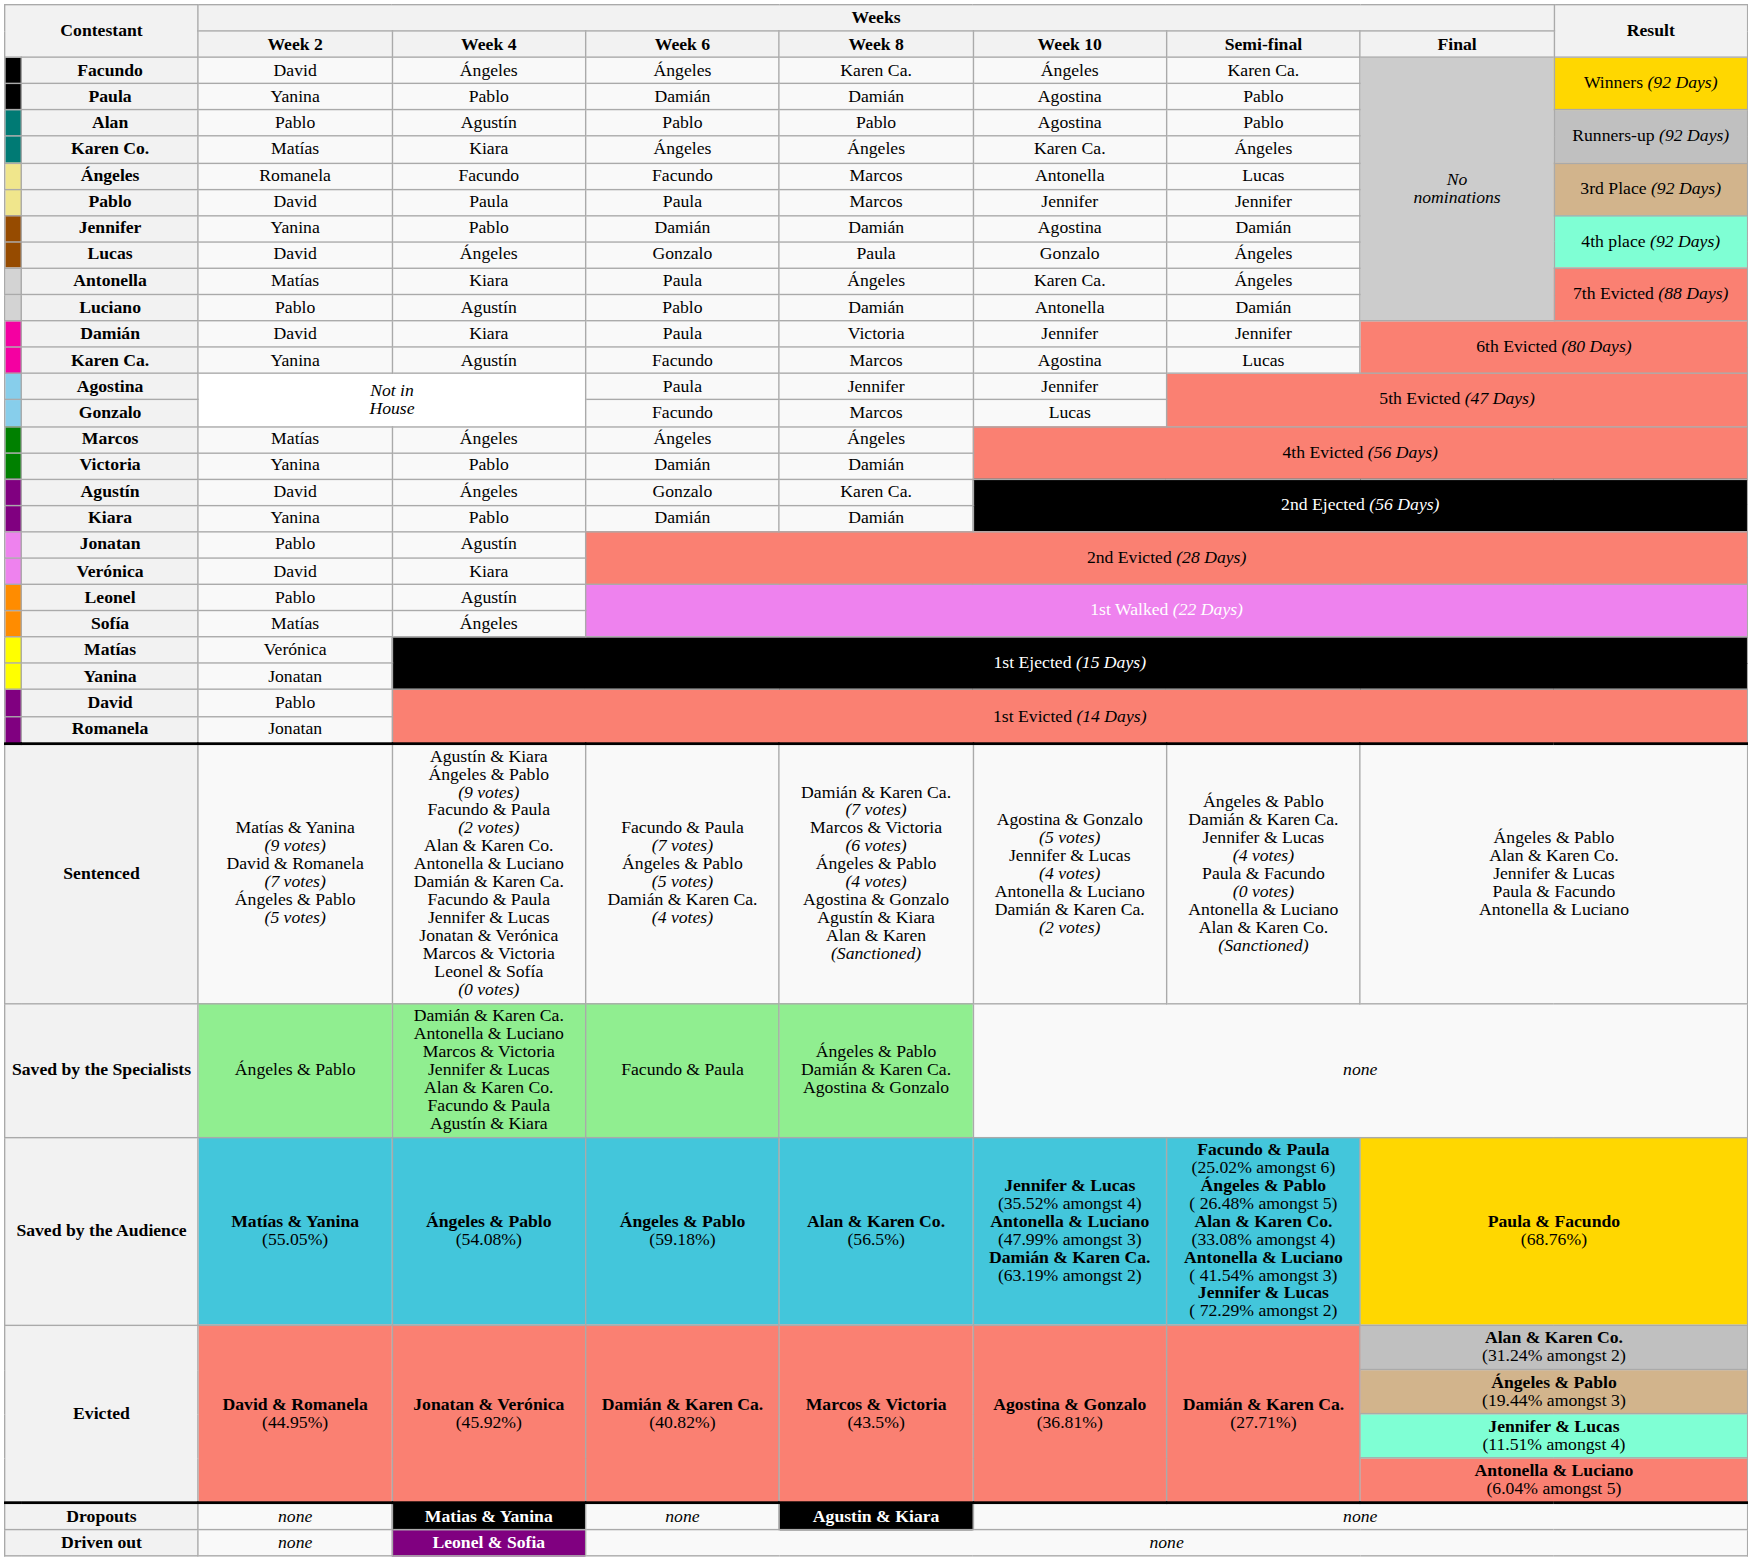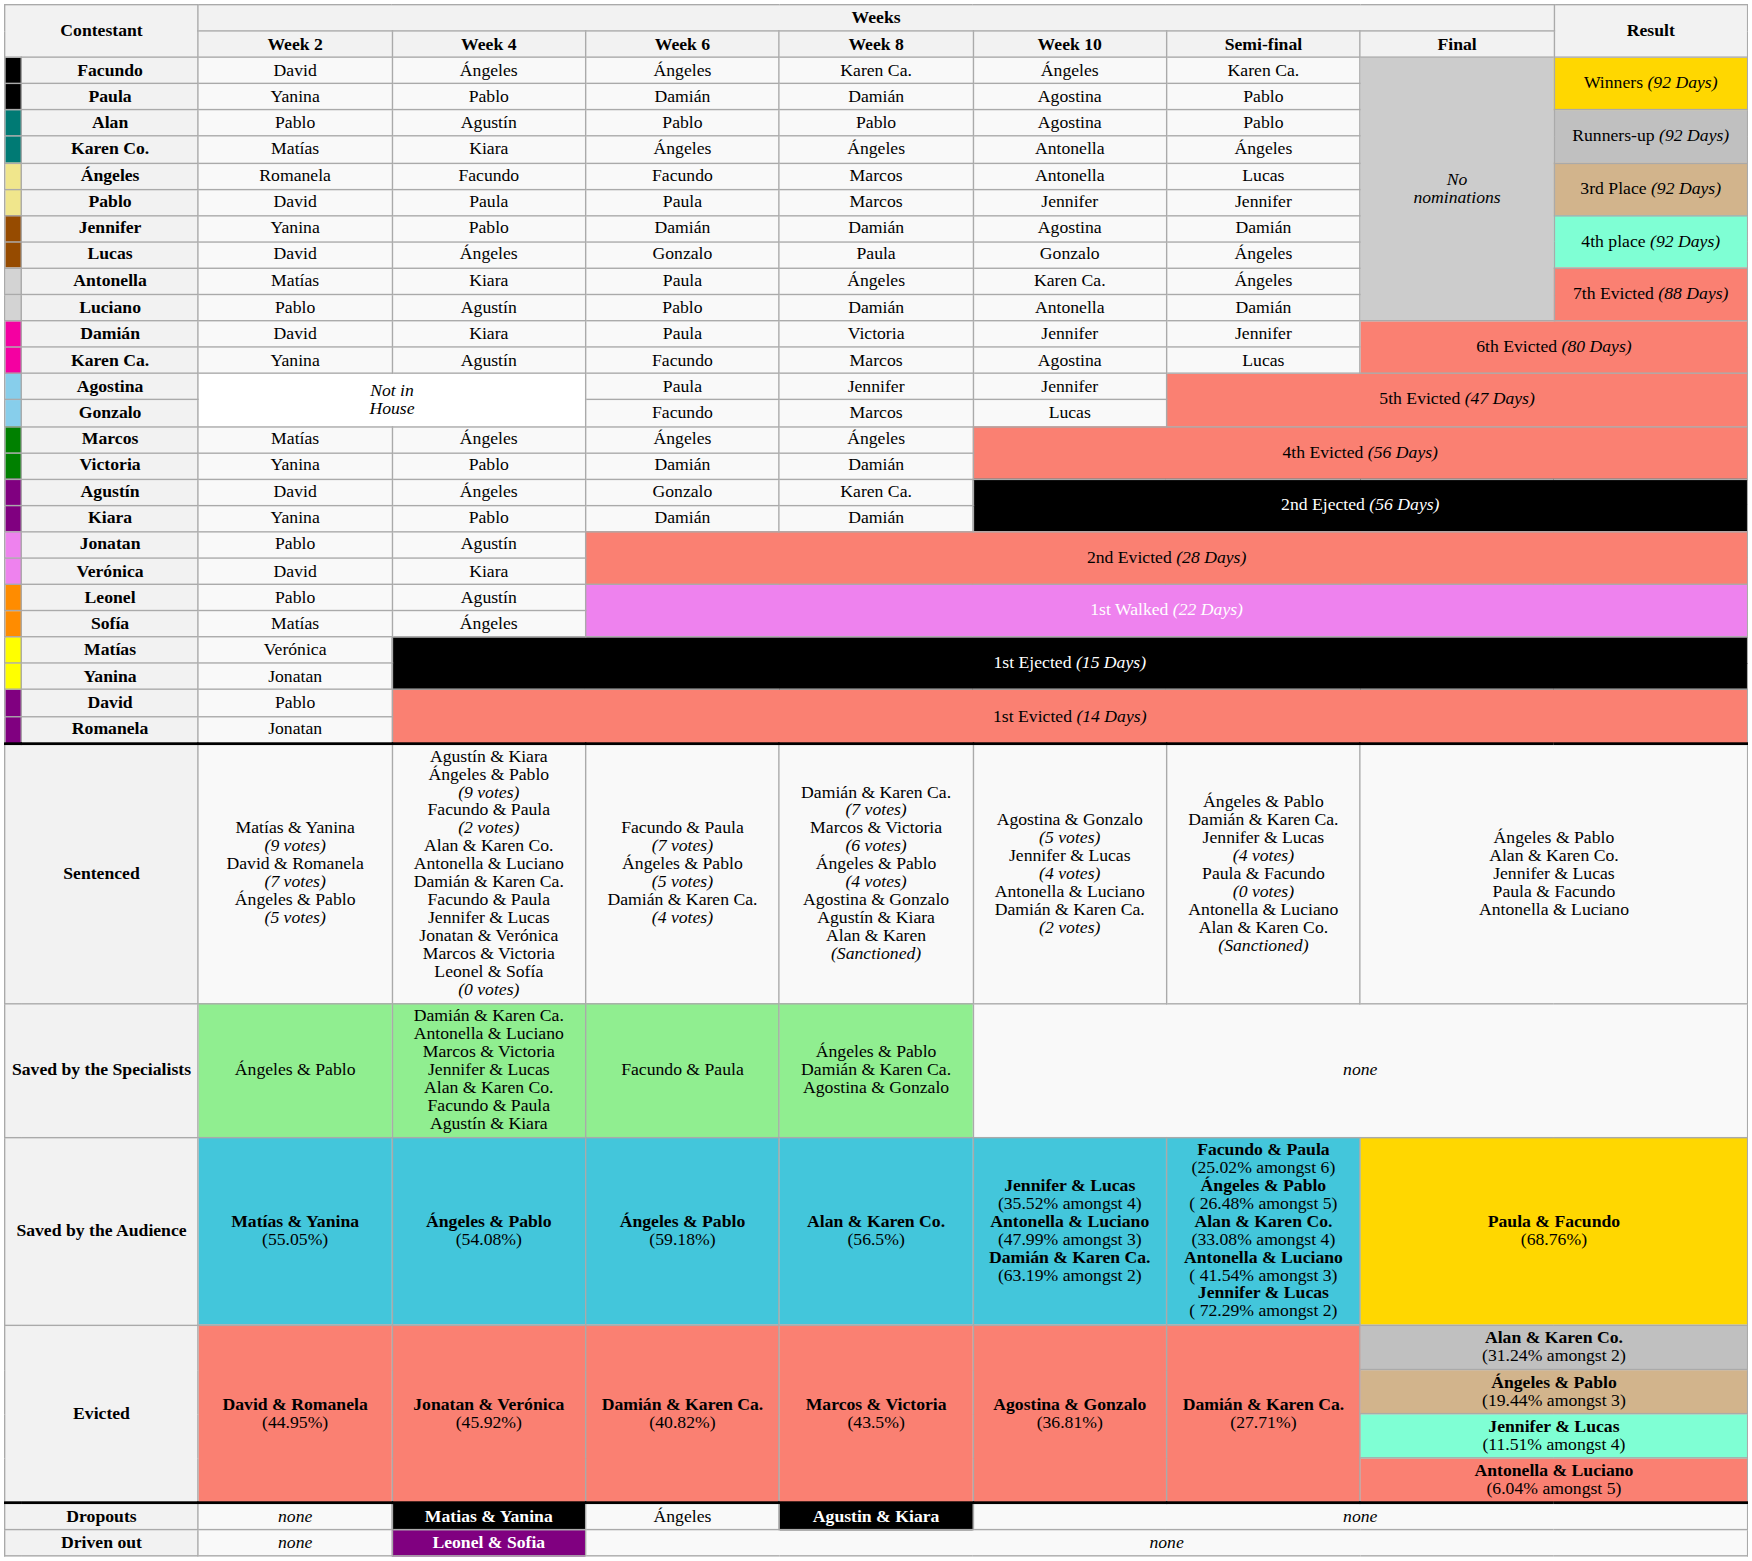(1070, 149) Karen Ca. -> (1070, 149) Antonella
(682, 1516) none -> (682, 1516) Ángeles
